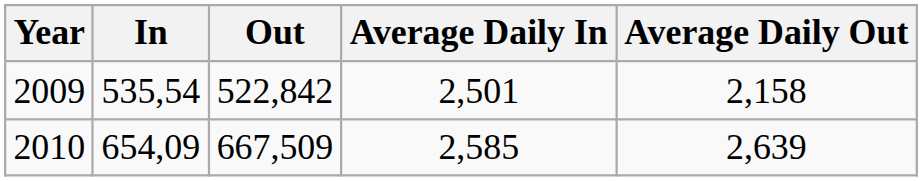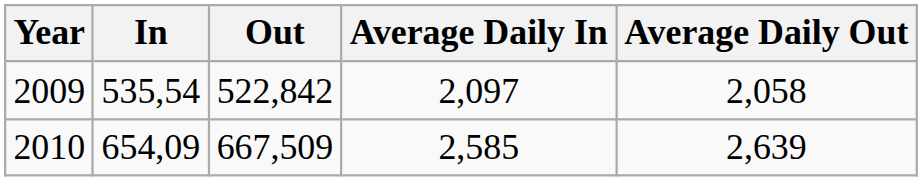(479, 89) 2,501 -> (479, 89) 2,097
(766, 89) 2,158 -> (766, 89) 2,058
